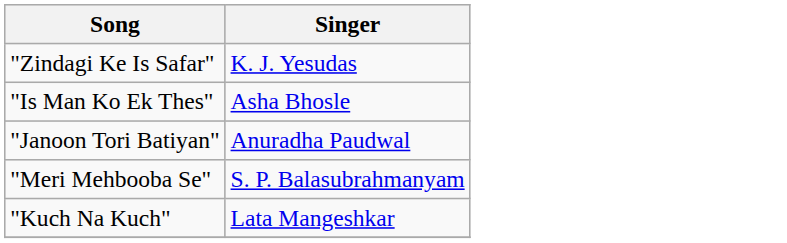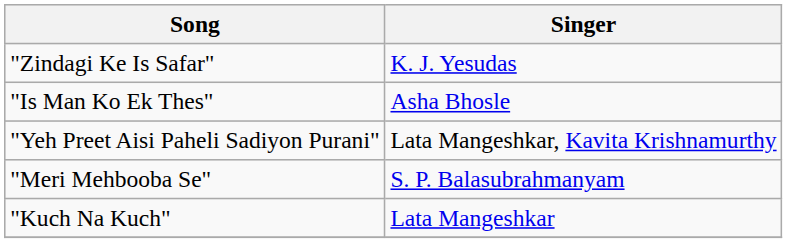+ row: (195, 140)
- row: (115, 140)
